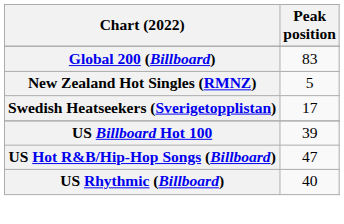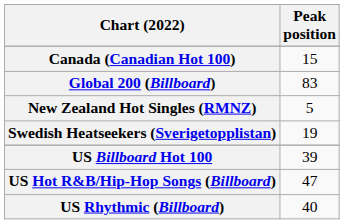+ row: (142, 58)
(310, 108) 17 -> (310, 132) 19
